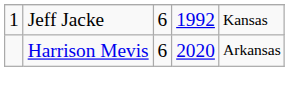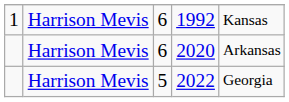(66, 19) Jeff Jacke -> (88, 19) Harrison Mevis
+ row: (196, 81)
